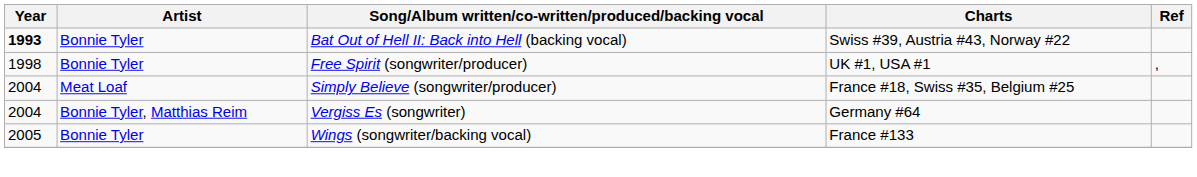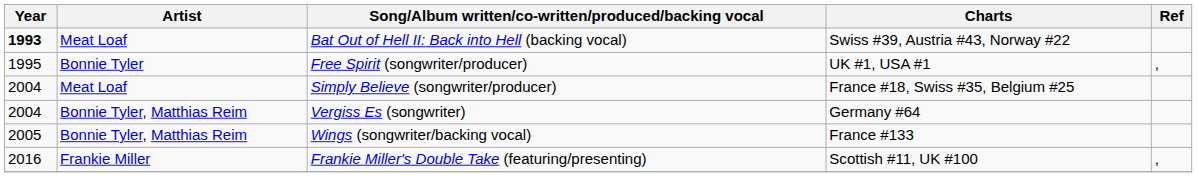(102, 40) Bonnie Tyler -> (94, 40) Meat Loaf
(25, 64) 1998 -> (25, 64) 1995
(102, 135) Bonnie Tyler -> (154, 135) Bonnie Tyler, Matthias Reim
+ row: (479, 159)
